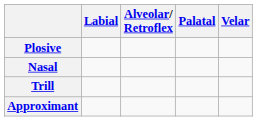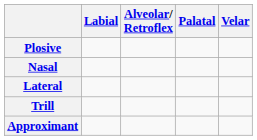+ row: (43, 86)
